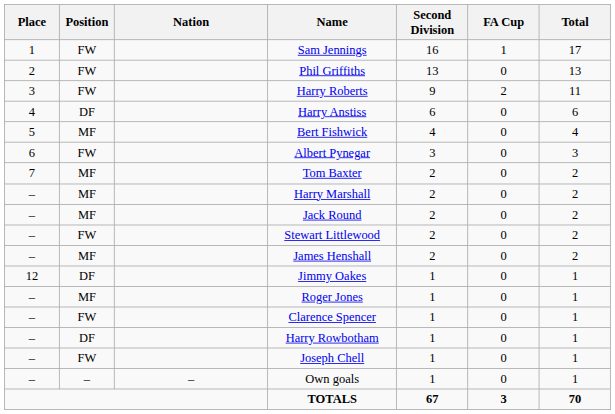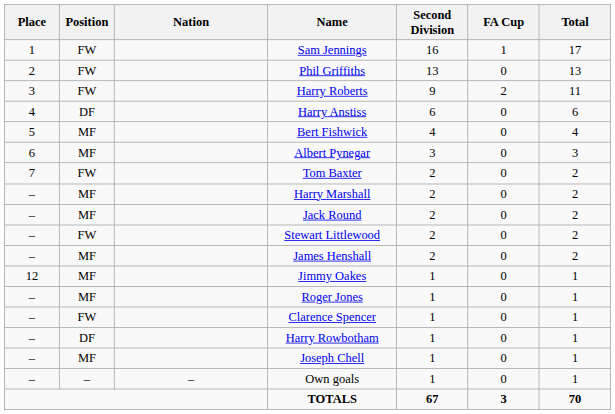(87, 153) FW -> (87, 153) MF
(87, 173) MF -> (87, 173) FW
(87, 276) DF -> (87, 276) MF
(87, 358) FW -> (87, 358) MF
